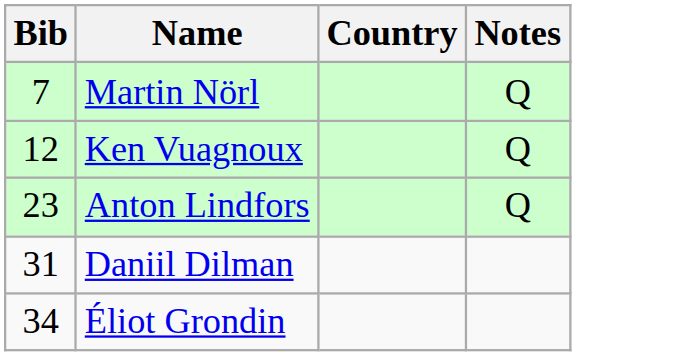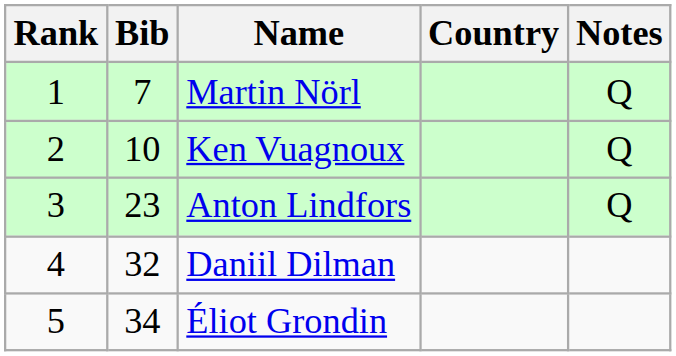+ column: (56, 33)
(41, 148) 12 -> (142, 148) 10
(41, 263) 31 -> (142, 263) 32
